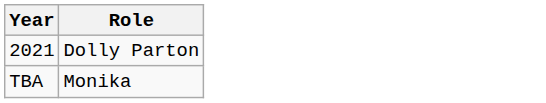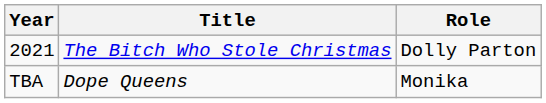+ column: (227, 20)
